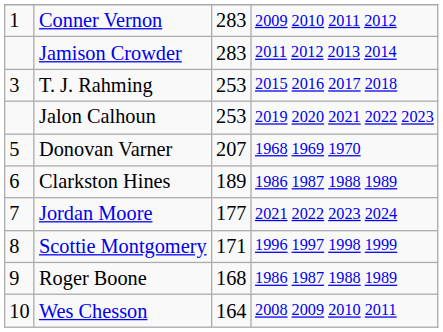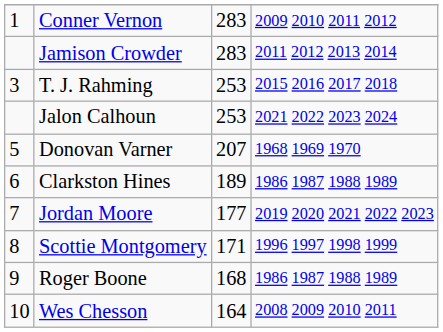(344, 117) 2019 2020 2021 2022 2023 -> (326, 117) 2021 2022 2023 2024
(326, 213) 2021 2022 2023 2024 -> (344, 213) 2019 2020 2021 2022 2023
